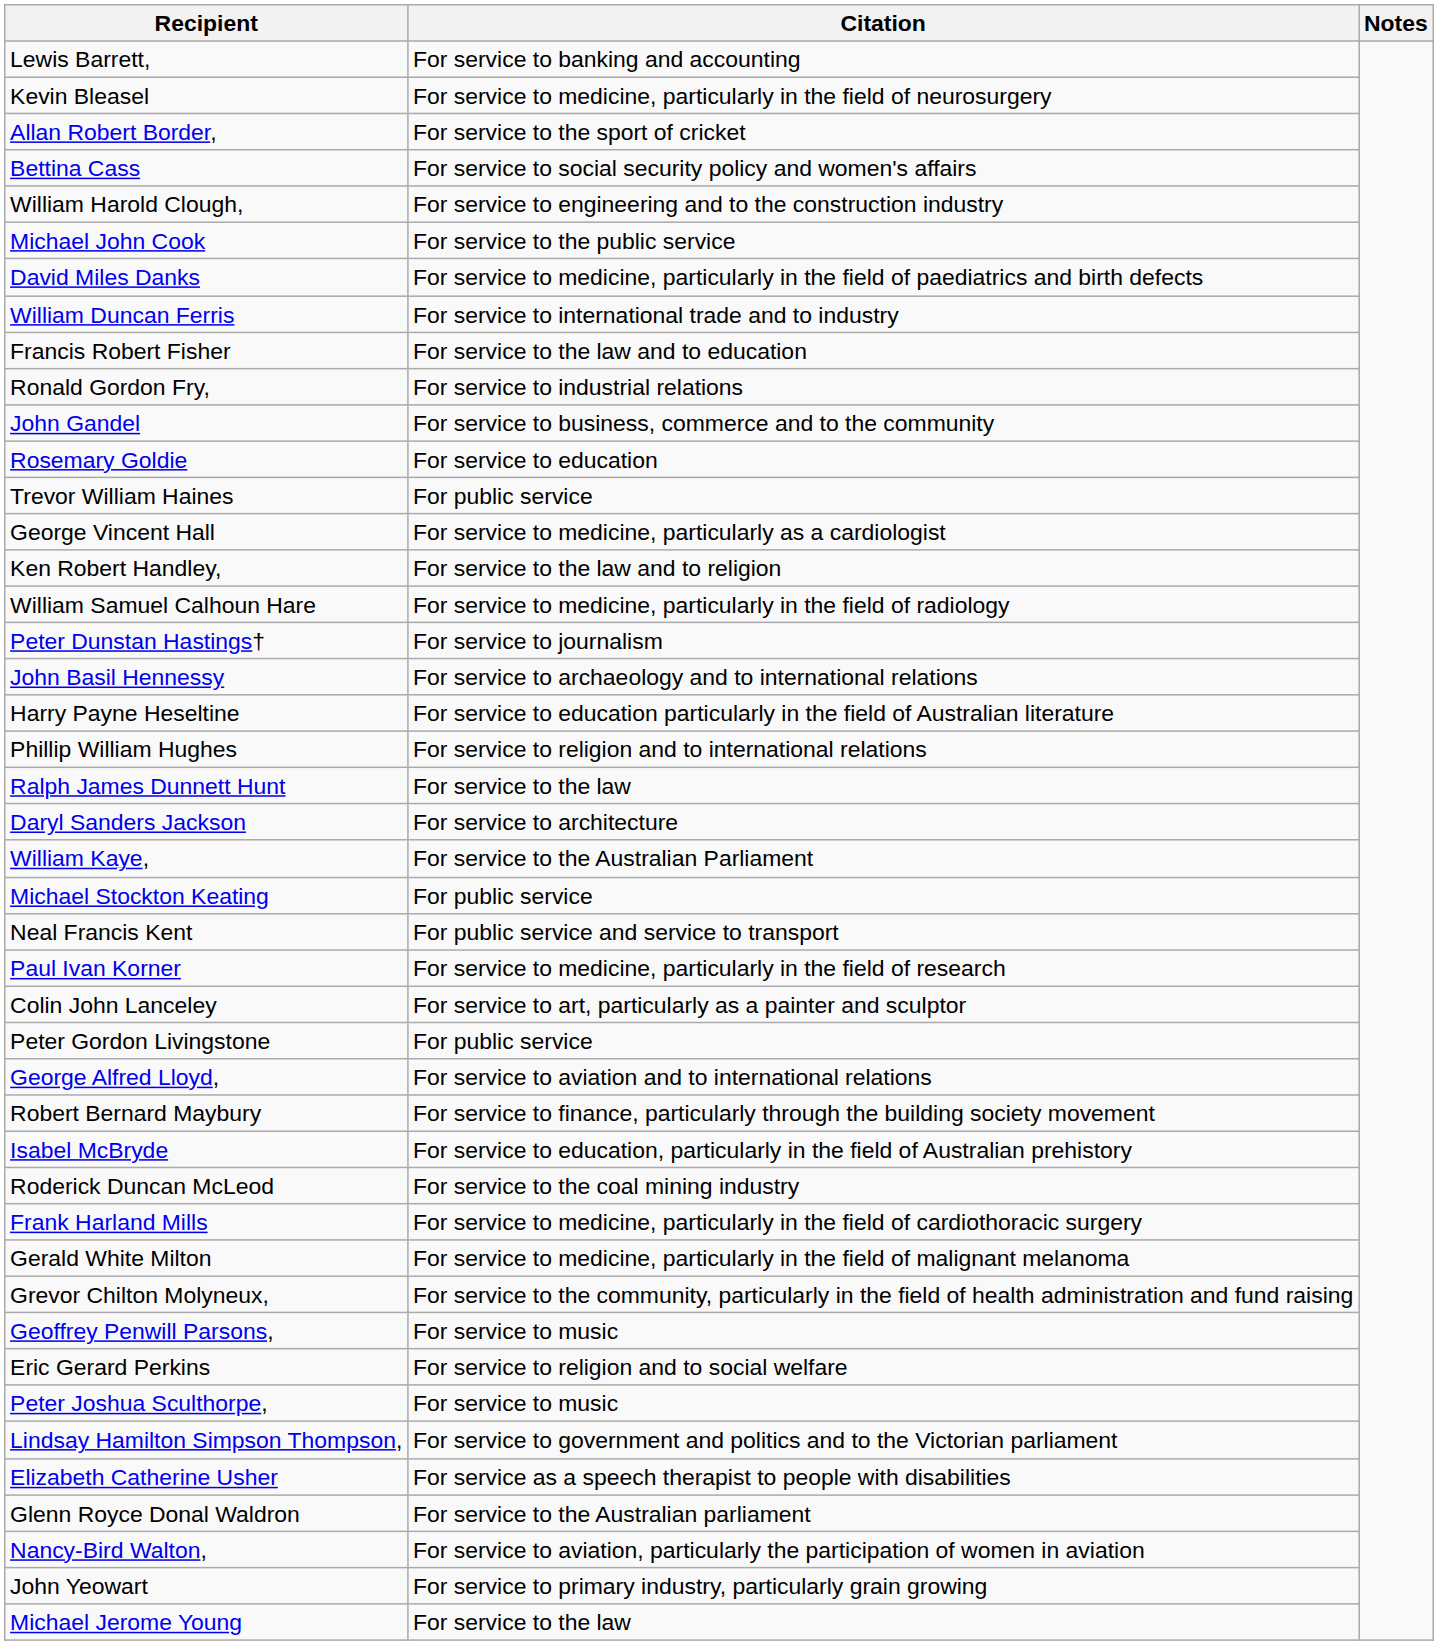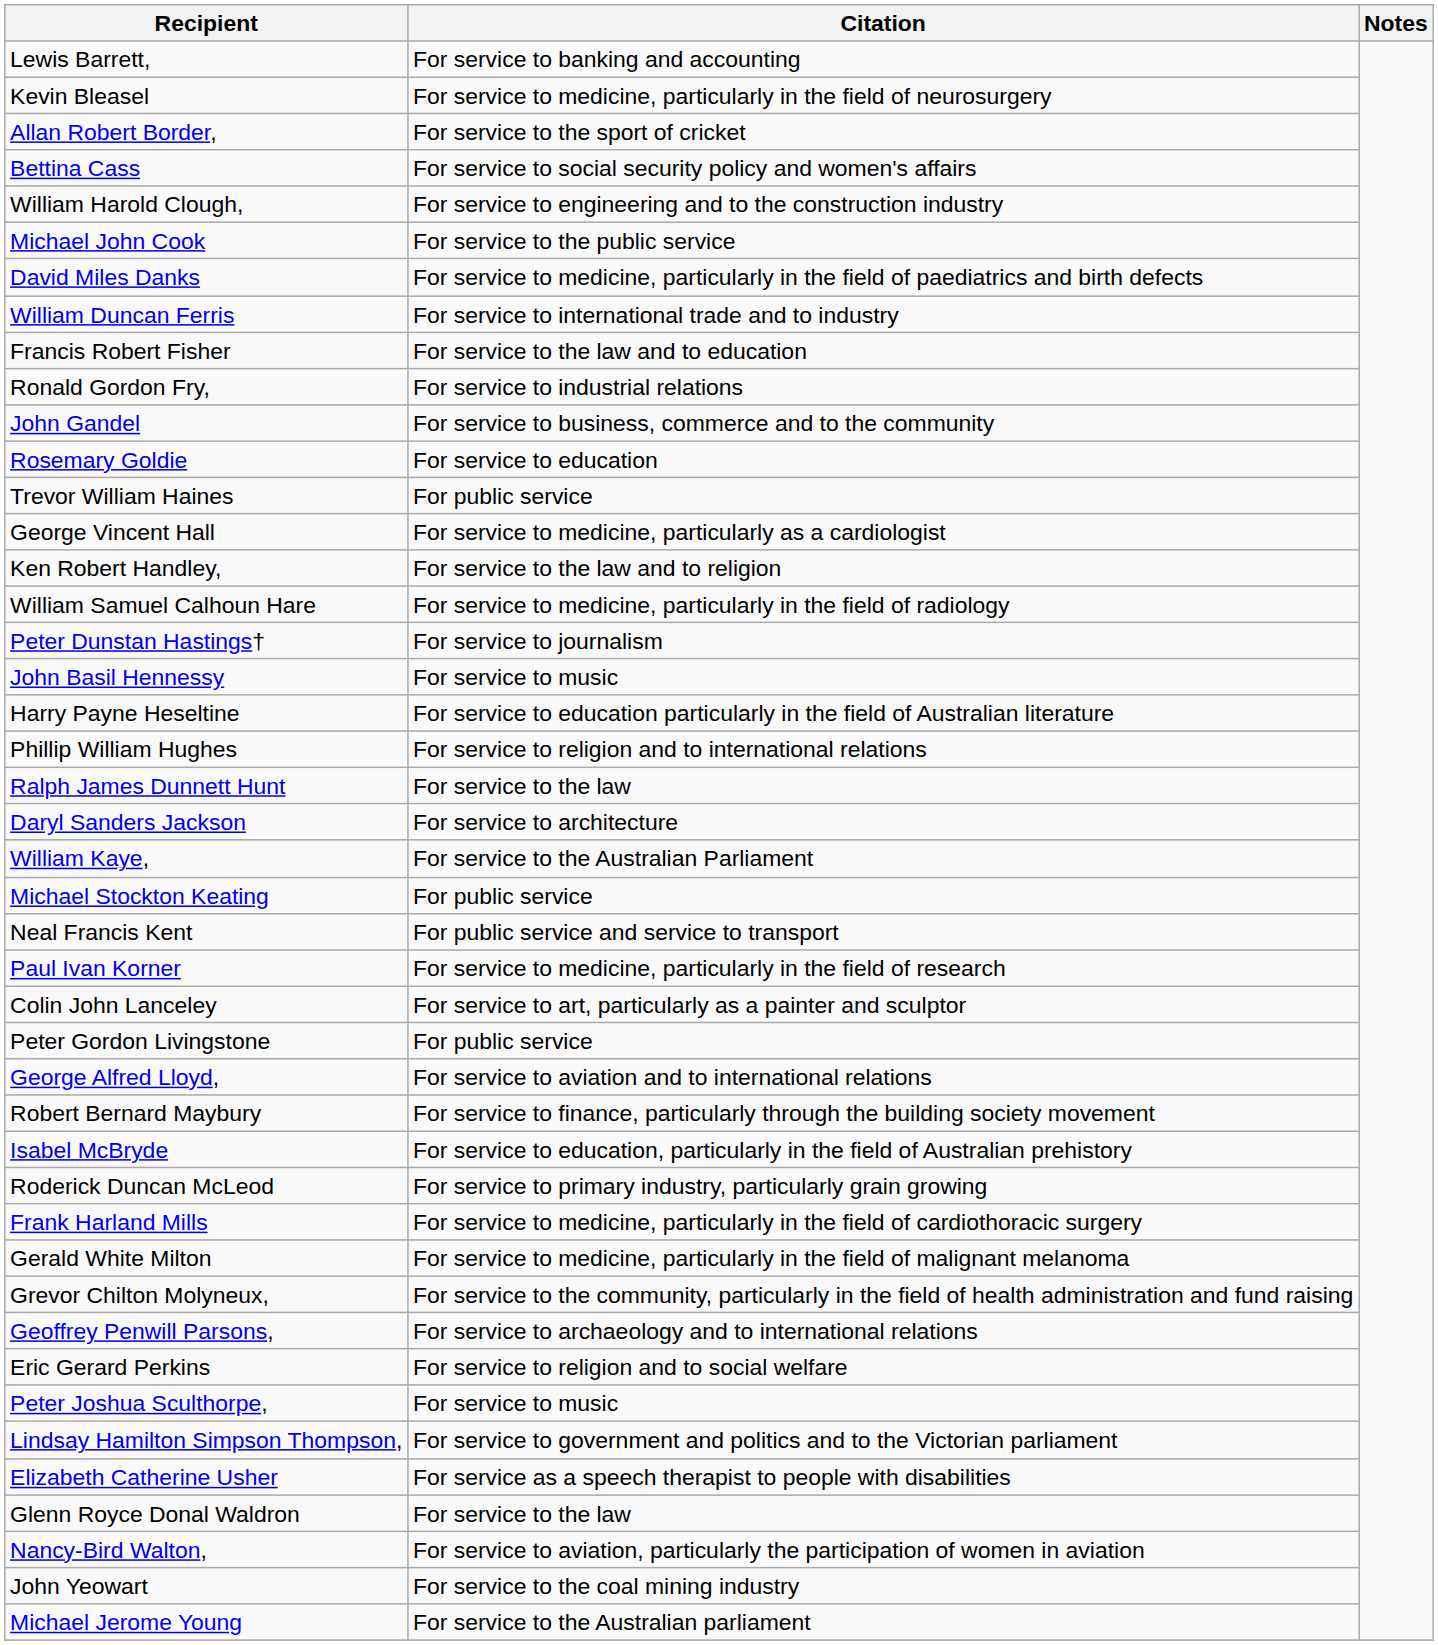(695, 677) For service to archaeology and to international relations -> (516, 677) For service to music
(606, 1186) For service to the coal mining industry -> (700, 1186) For service to primary industry, particularly grain growing
(516, 1331) For service to music -> (695, 1331) For service to archaeology and to international relations
(612, 1513) For service to the Australian parliament -> (522, 1513) For service to the law
(700, 1585) For service to primary industry, particularly grain growing -> (606, 1585) For service to the coal mining industry
(522, 1622) For service to the law -> (612, 1622) For service to the Australian parliament
